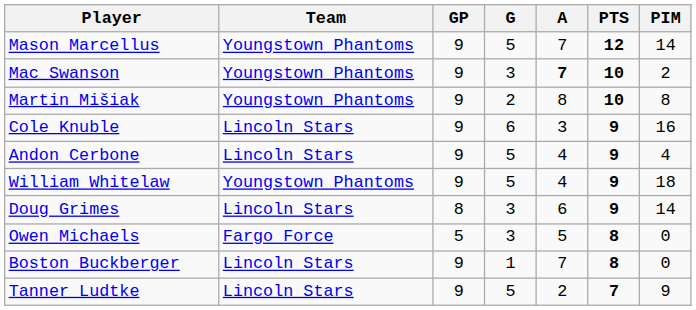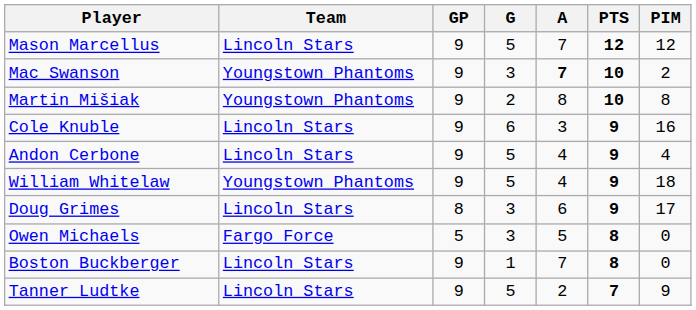(318, 46) Youngstown Phantoms -> (288, 46) Lincoln Stars
(666, 46) 14 -> (666, 46) 12
(666, 210) 14 -> (666, 210) 17
